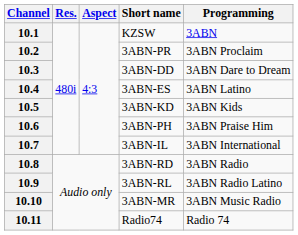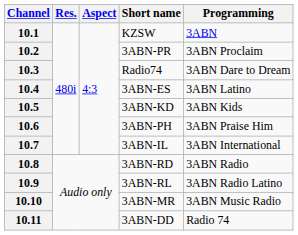(148, 70) 3ABN-DD -> (142, 70) Radio74
(142, 220) Radio74 -> (148, 220) 3ABN-DD
